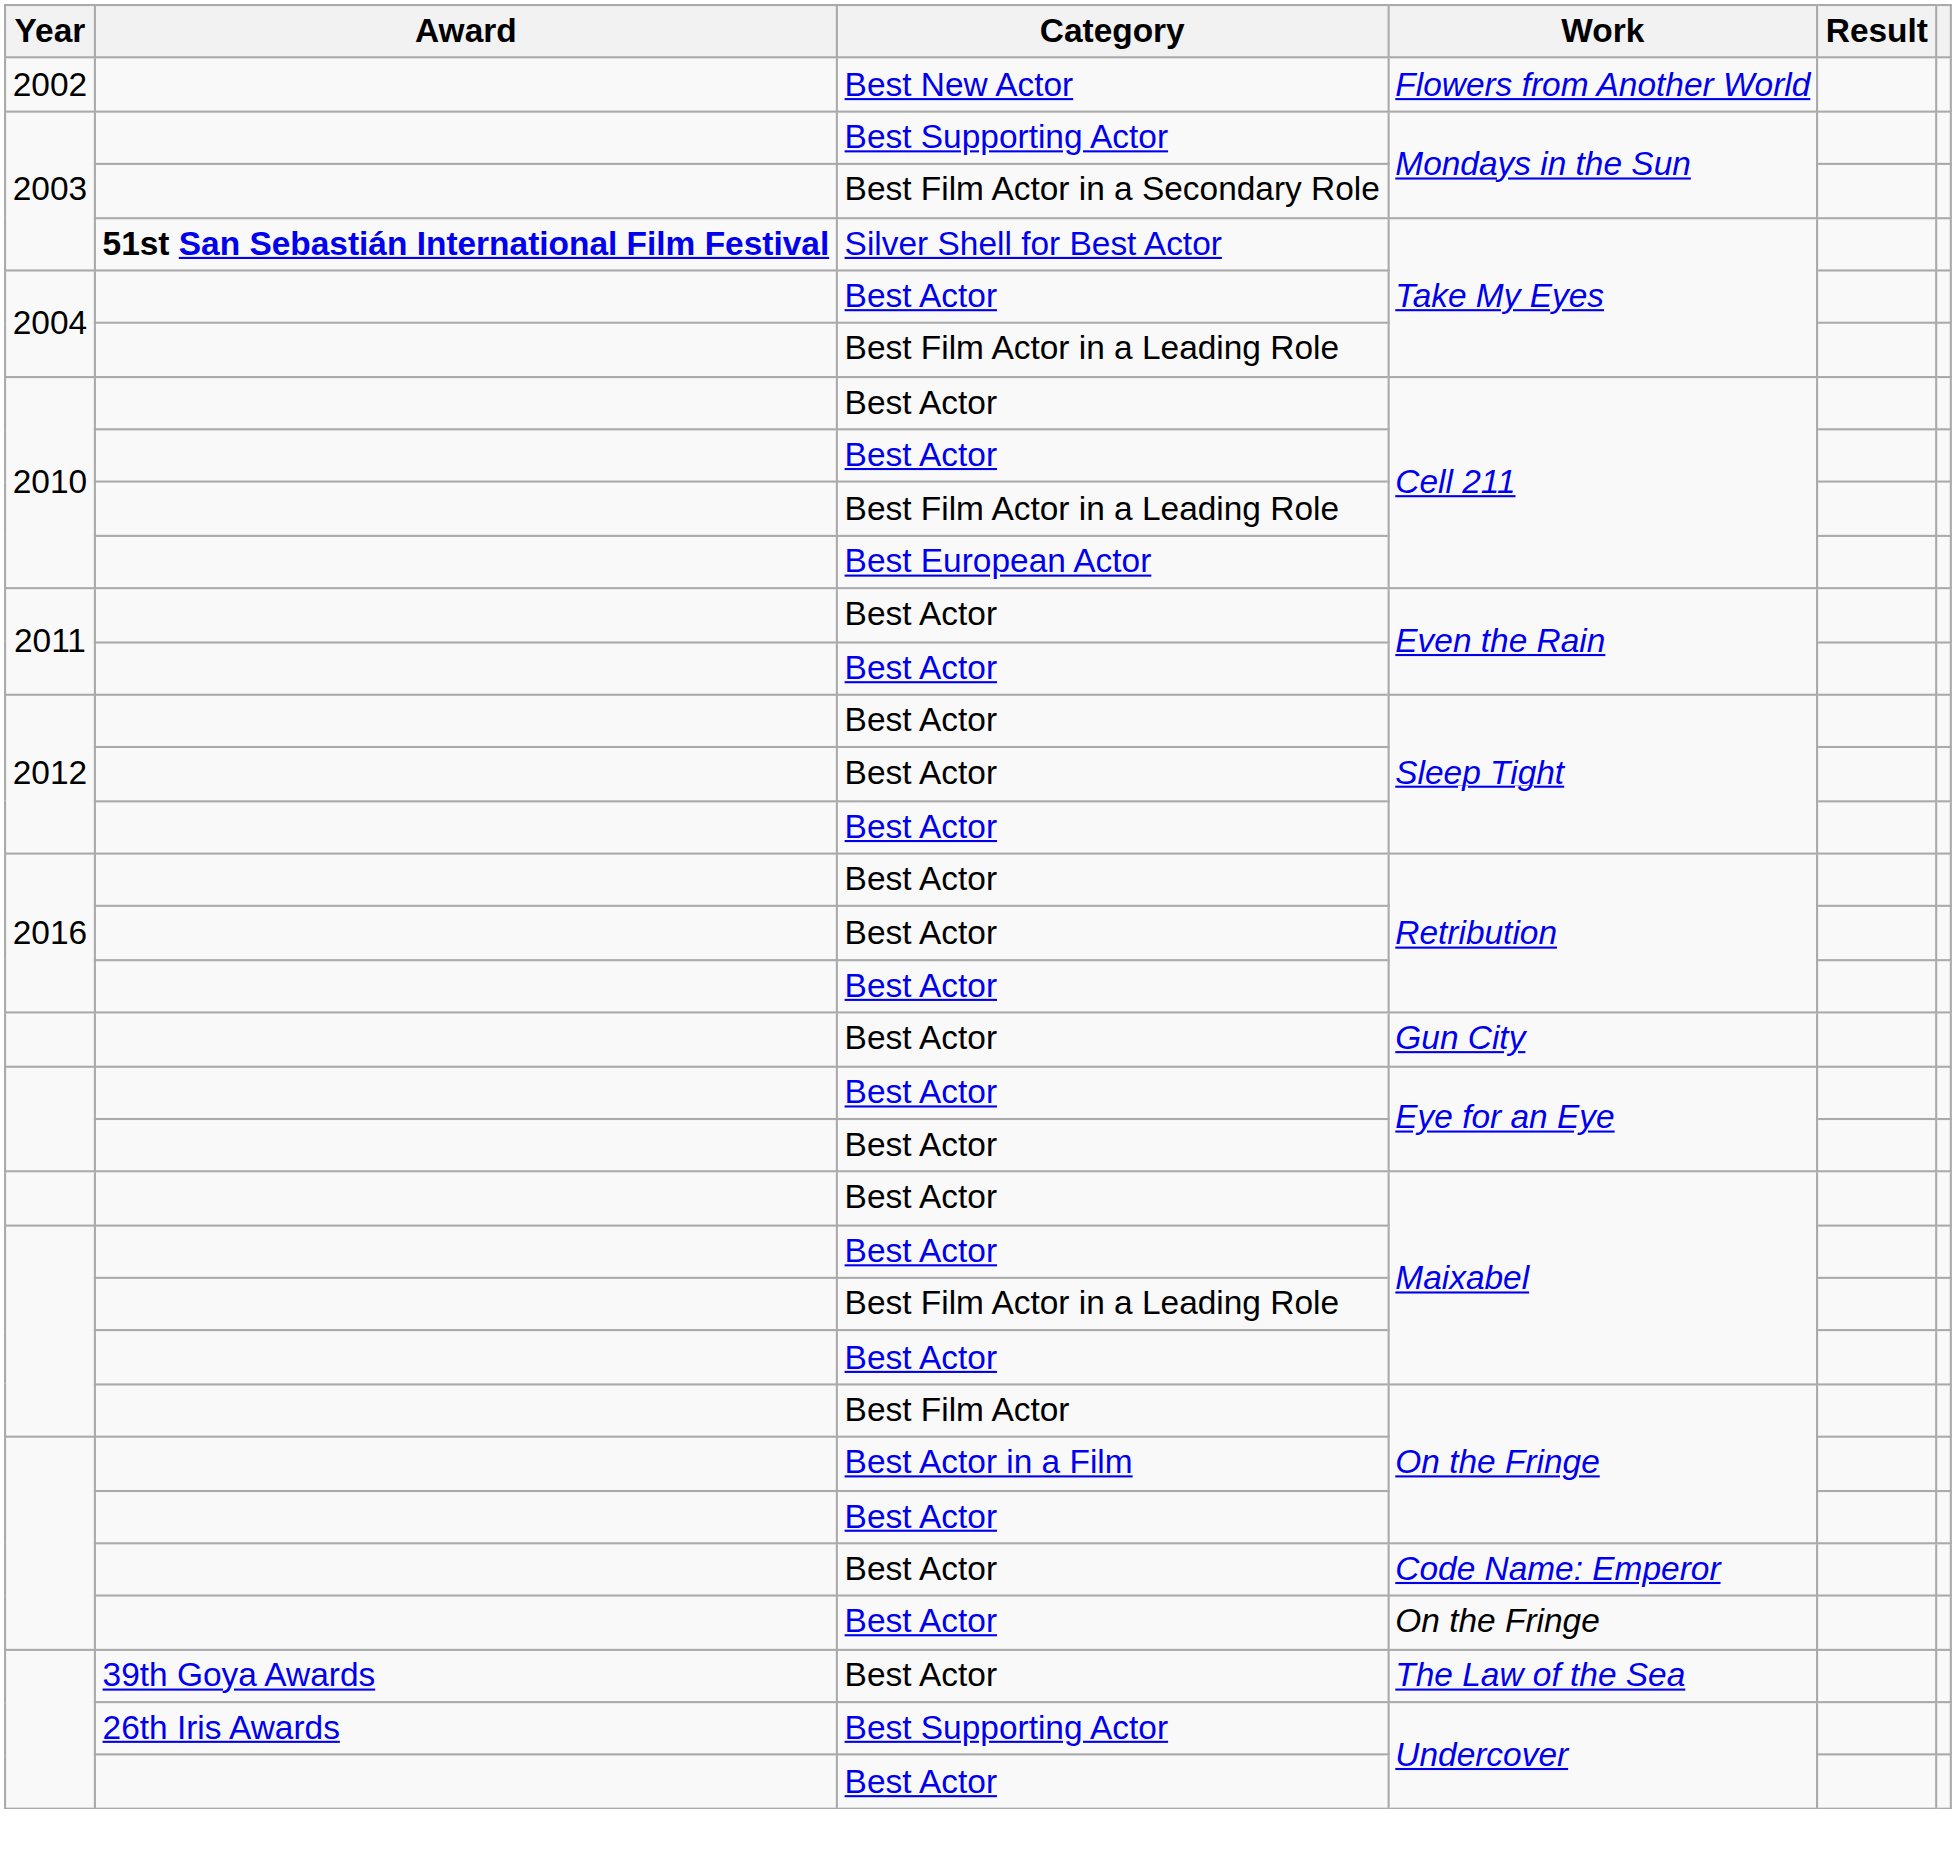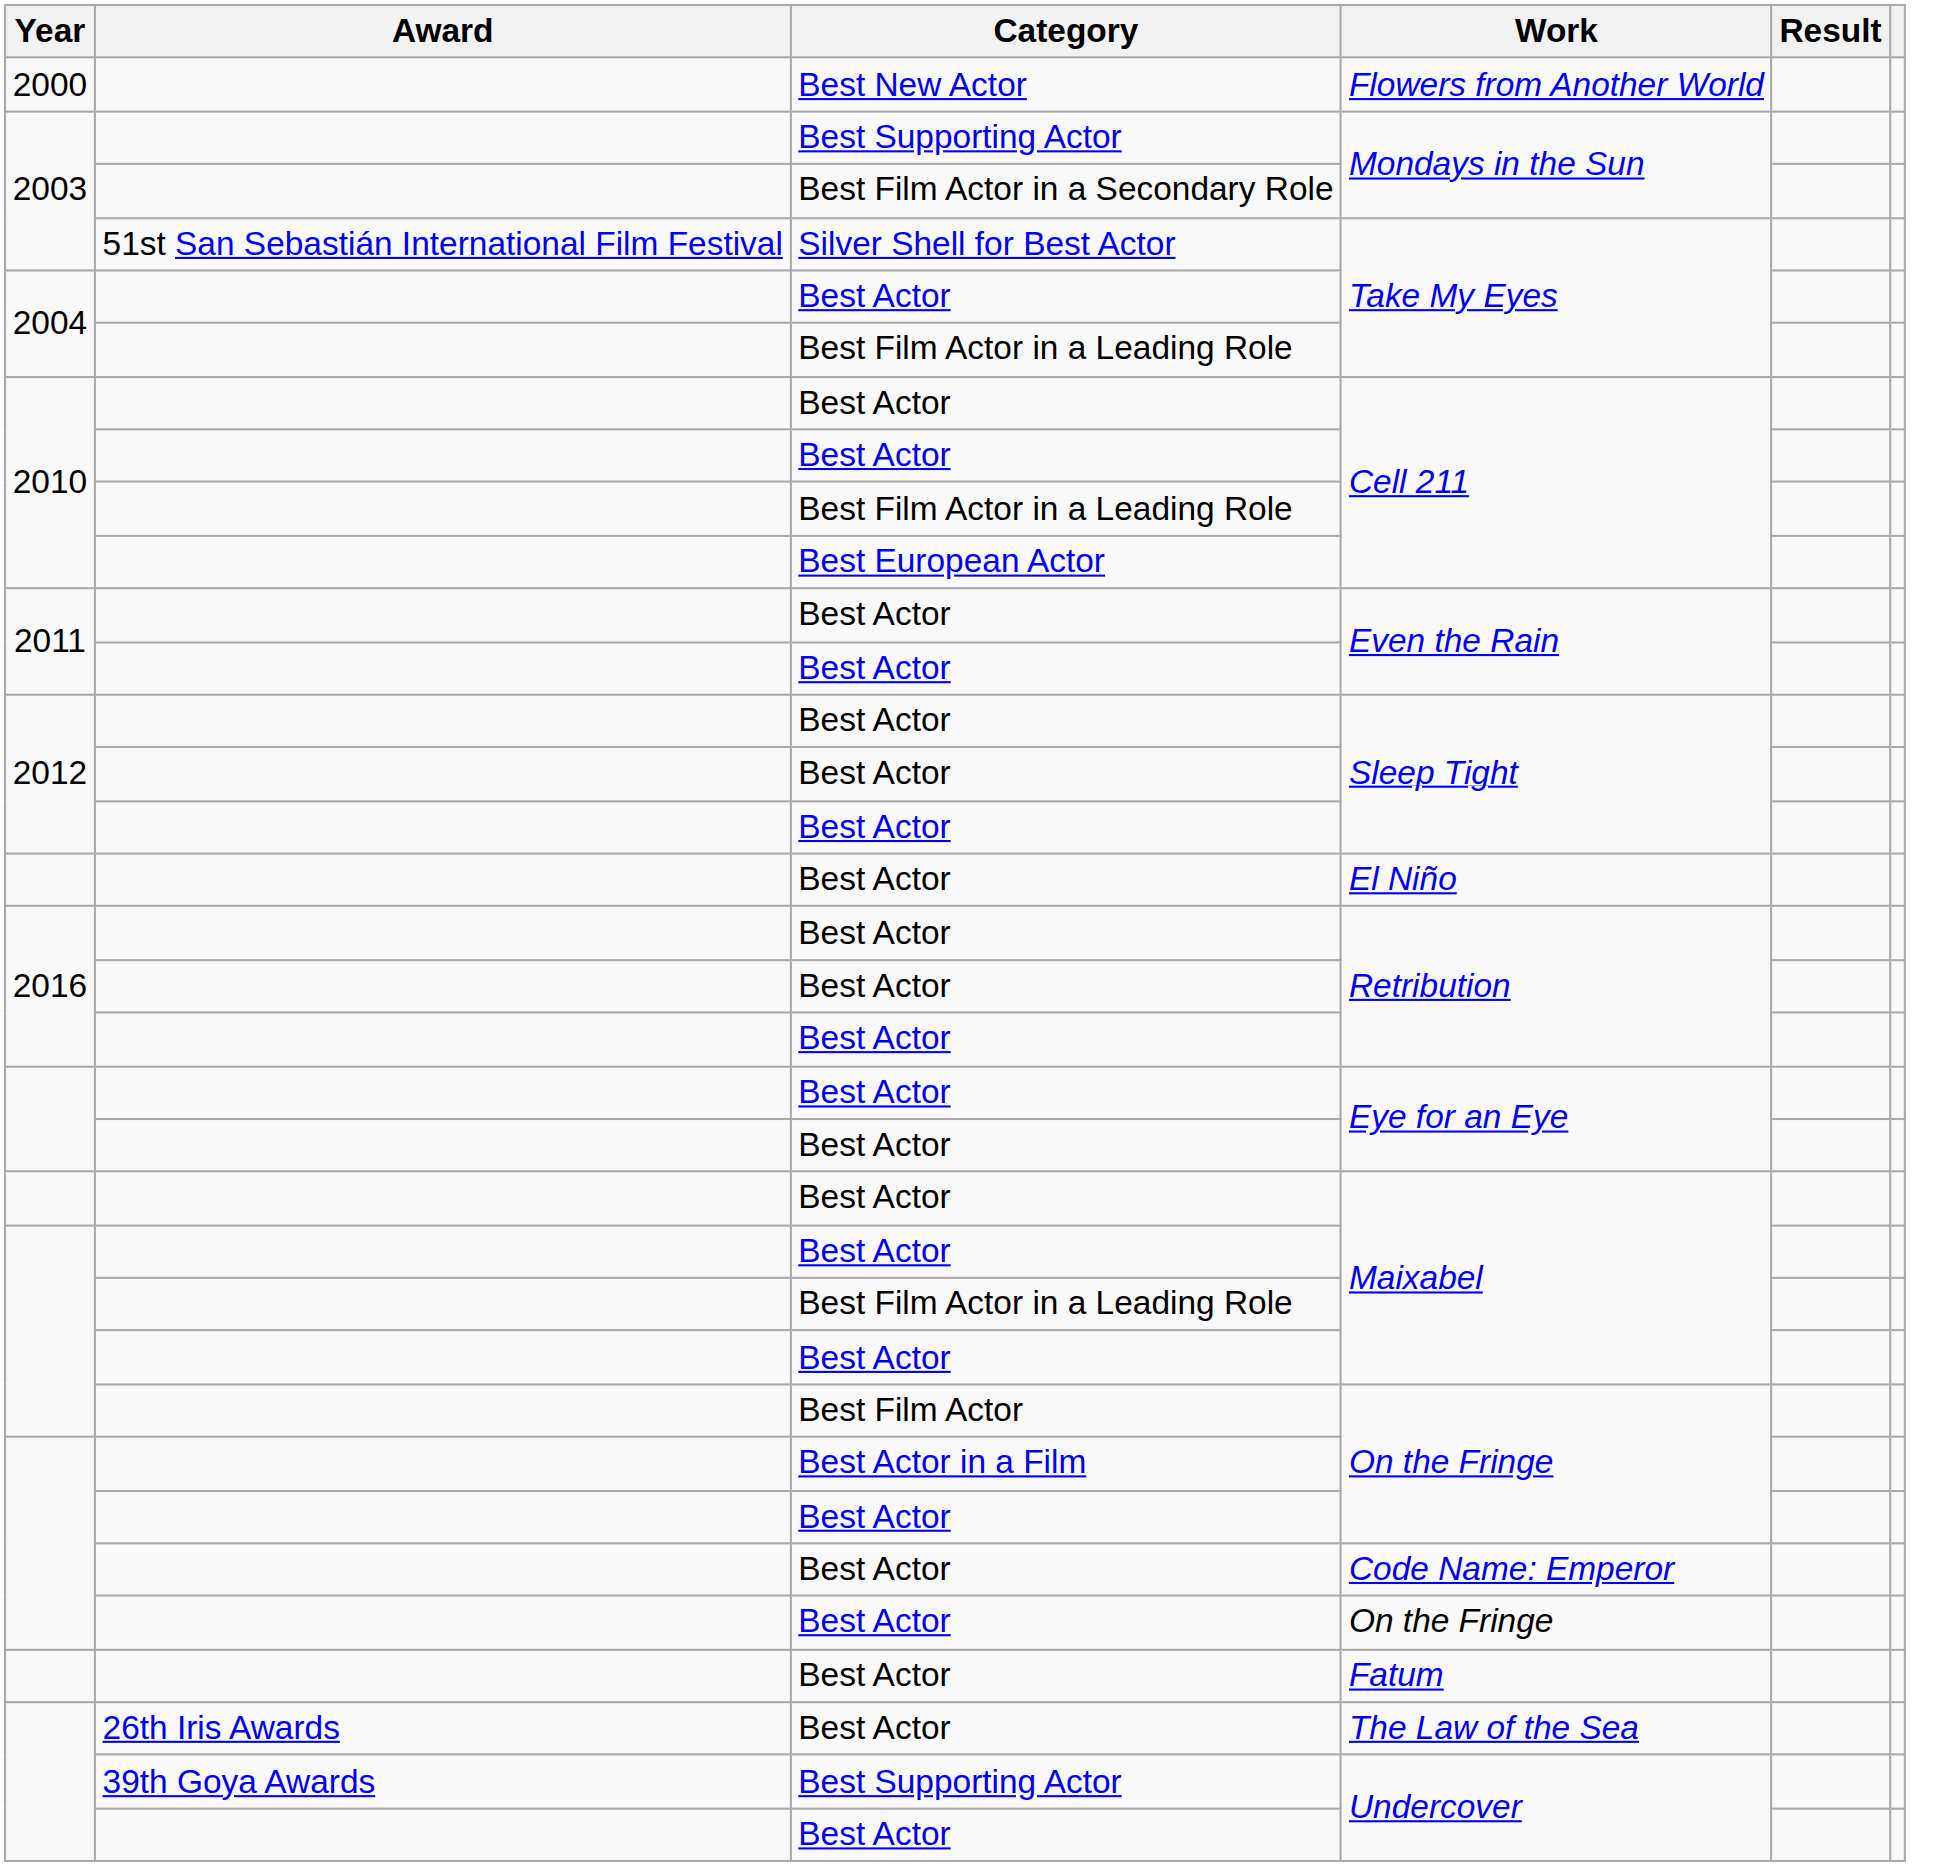(50, 84) 2002 -> (50, 84) 2000
(466, 243) bold -> (443, 243) normal
+ row: (874, 879)
- row: (921, 1038)
+ row: (874, 1675)
(239, 1675) 39th Goya Awards -> (221, 1728) 26th Iris Awards
(221, 1728) 26th Iris Awards -> (239, 1781) 39th Goya Awards
